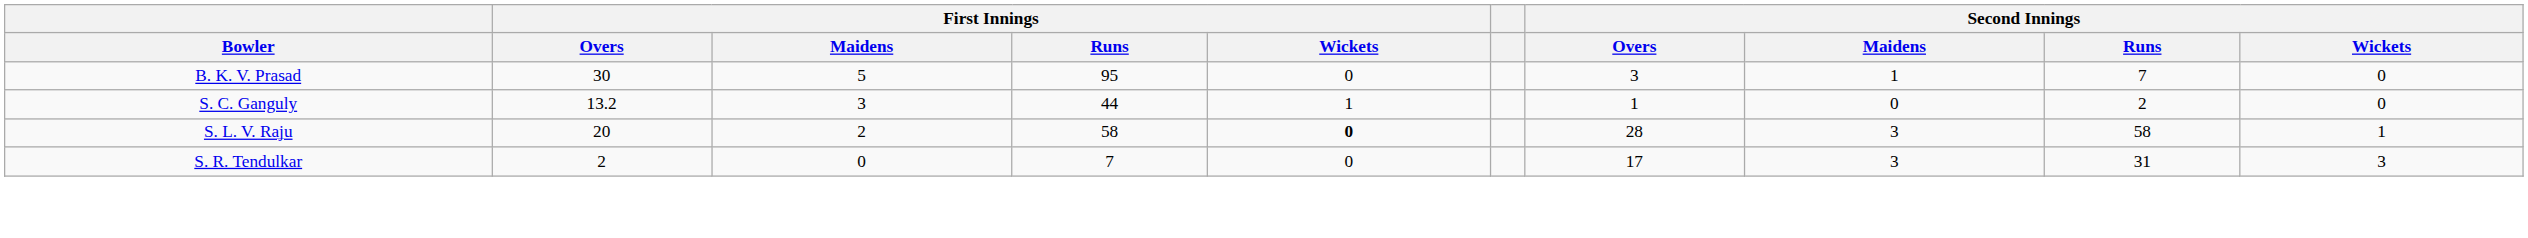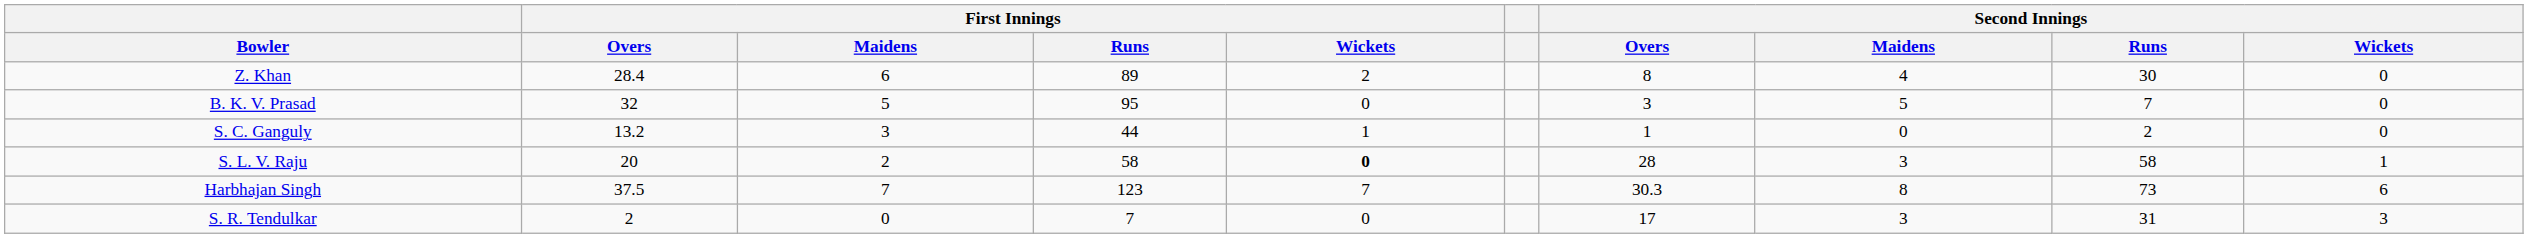+ row: (263, 75)
(602, 75) 30 -> (629, 103) 32
(1894, 75) 1 -> (1903, 103) 5
+ row: (263, 189)
